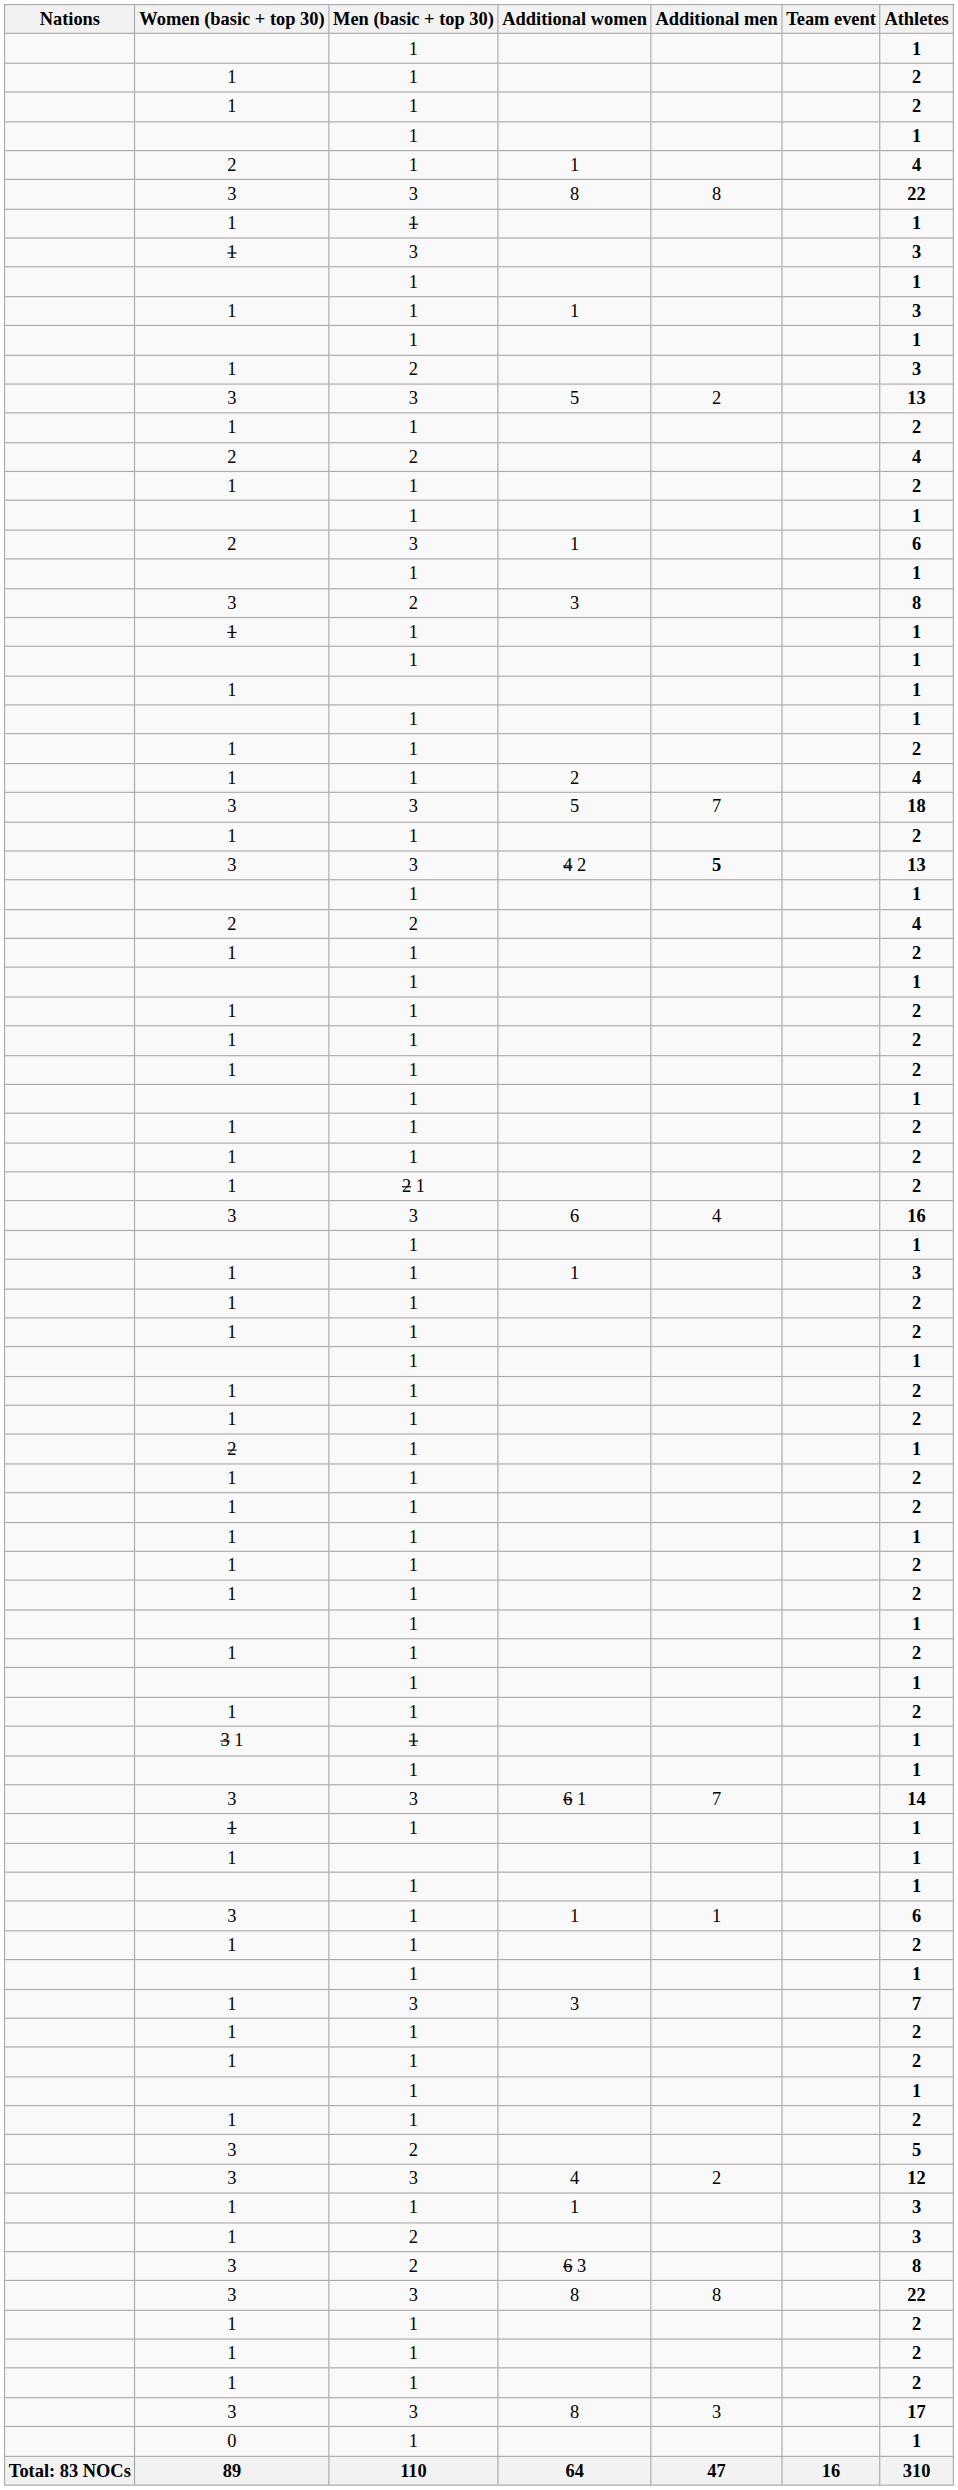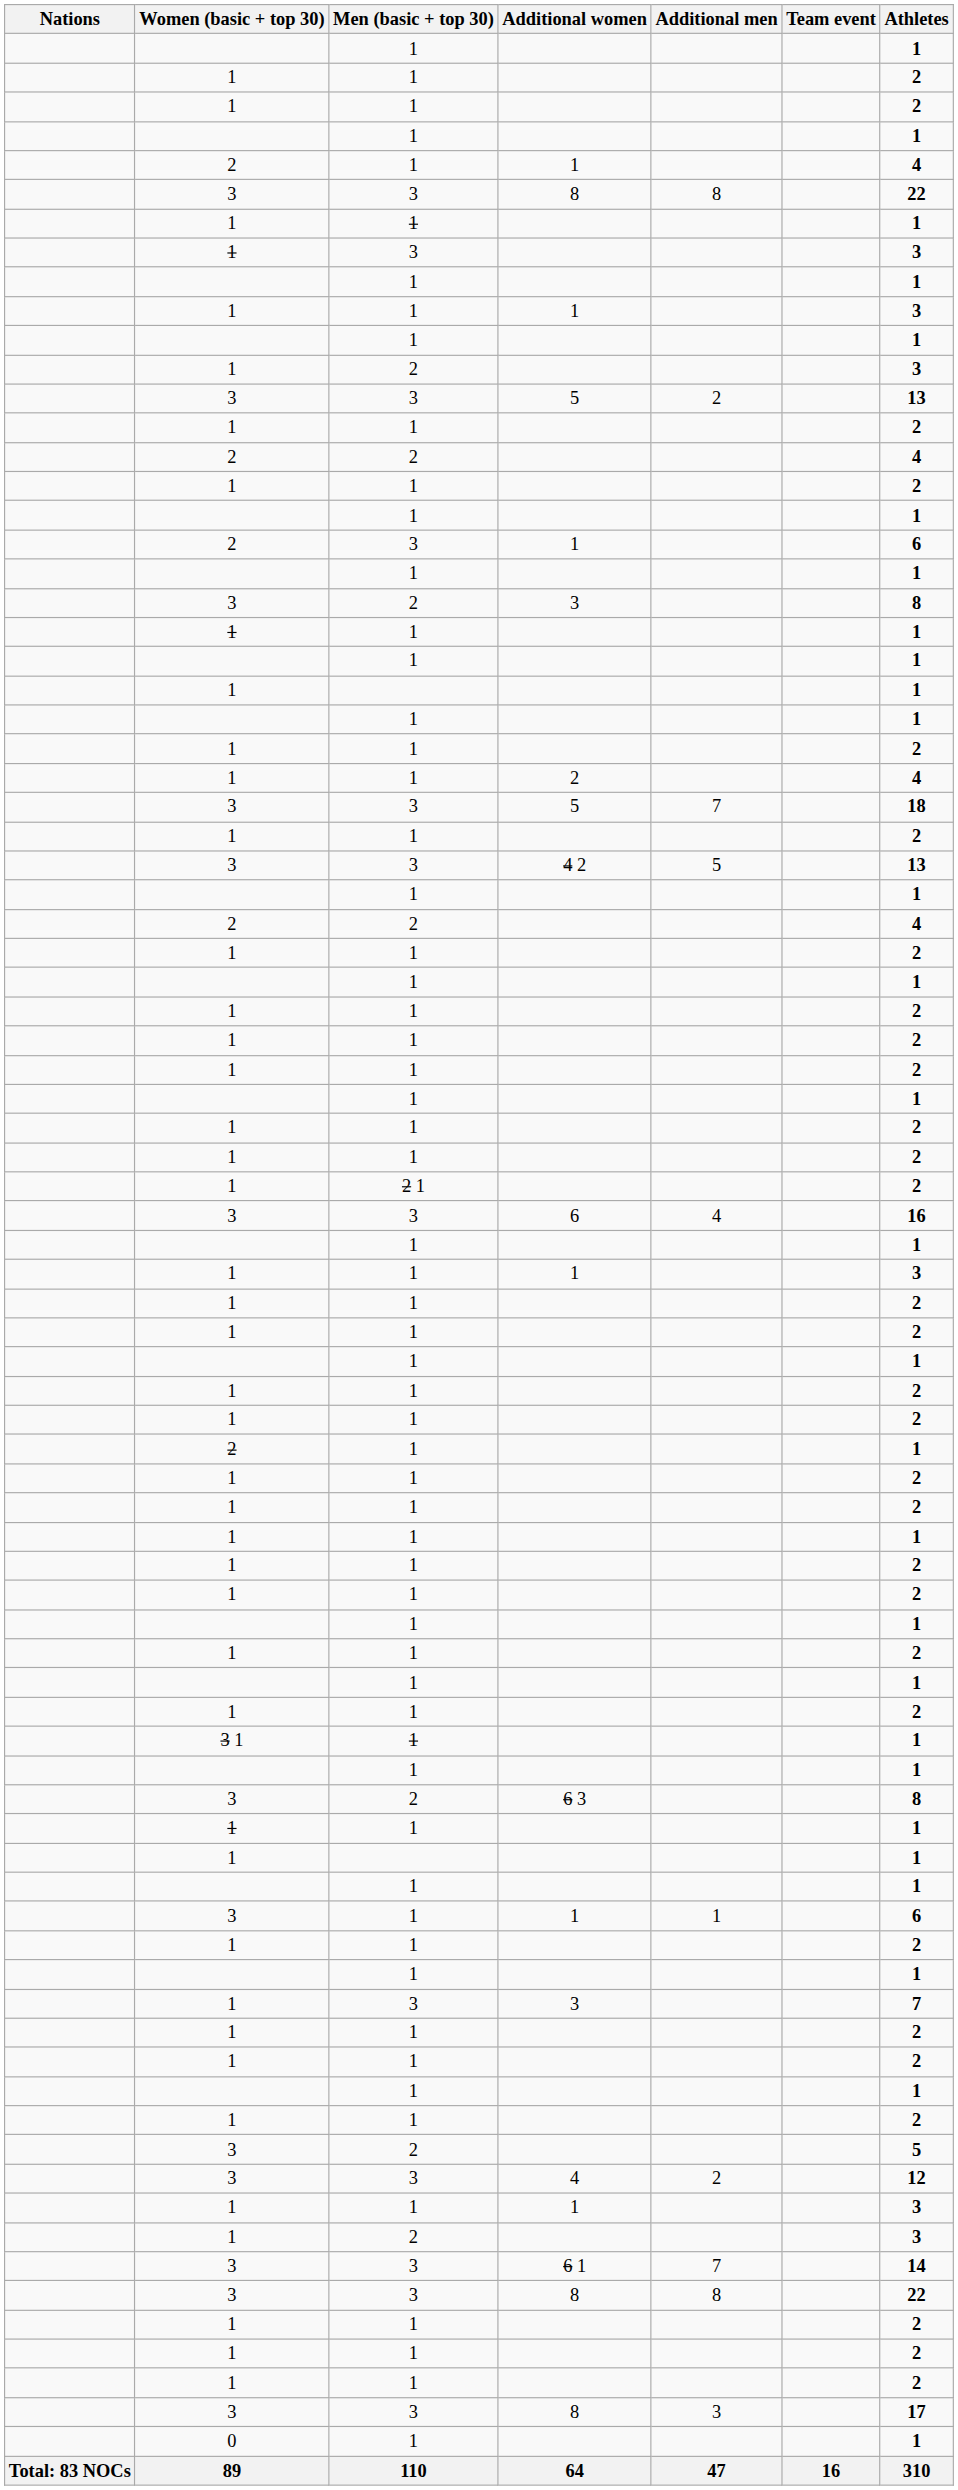(717, 865) bold -> (717, 865) normal
rows swapped: (232, 1799) <-> (232, 2266)
